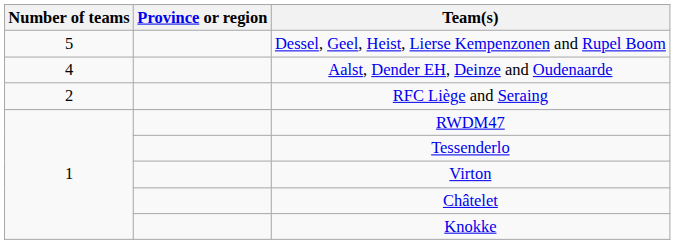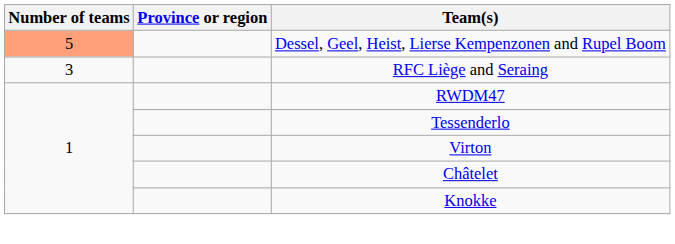(69, 43) no background -> (69, 43) lightsalmon background
- row: (470, 69)
(69, 95) 2 -> (69, 69) 3
